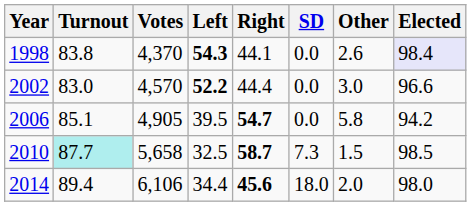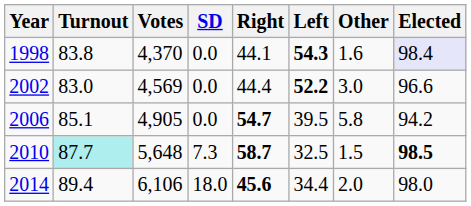columns swapped: (210, 21) <-> (311, 21)
(351, 53) 2.6 -> (351, 53) 1.6
(160, 86) 4,570 -> (160, 86) 4,569
(160, 152) 5,658 -> (160, 152) 5,648
(416, 152) normal -> (416, 152) bold
